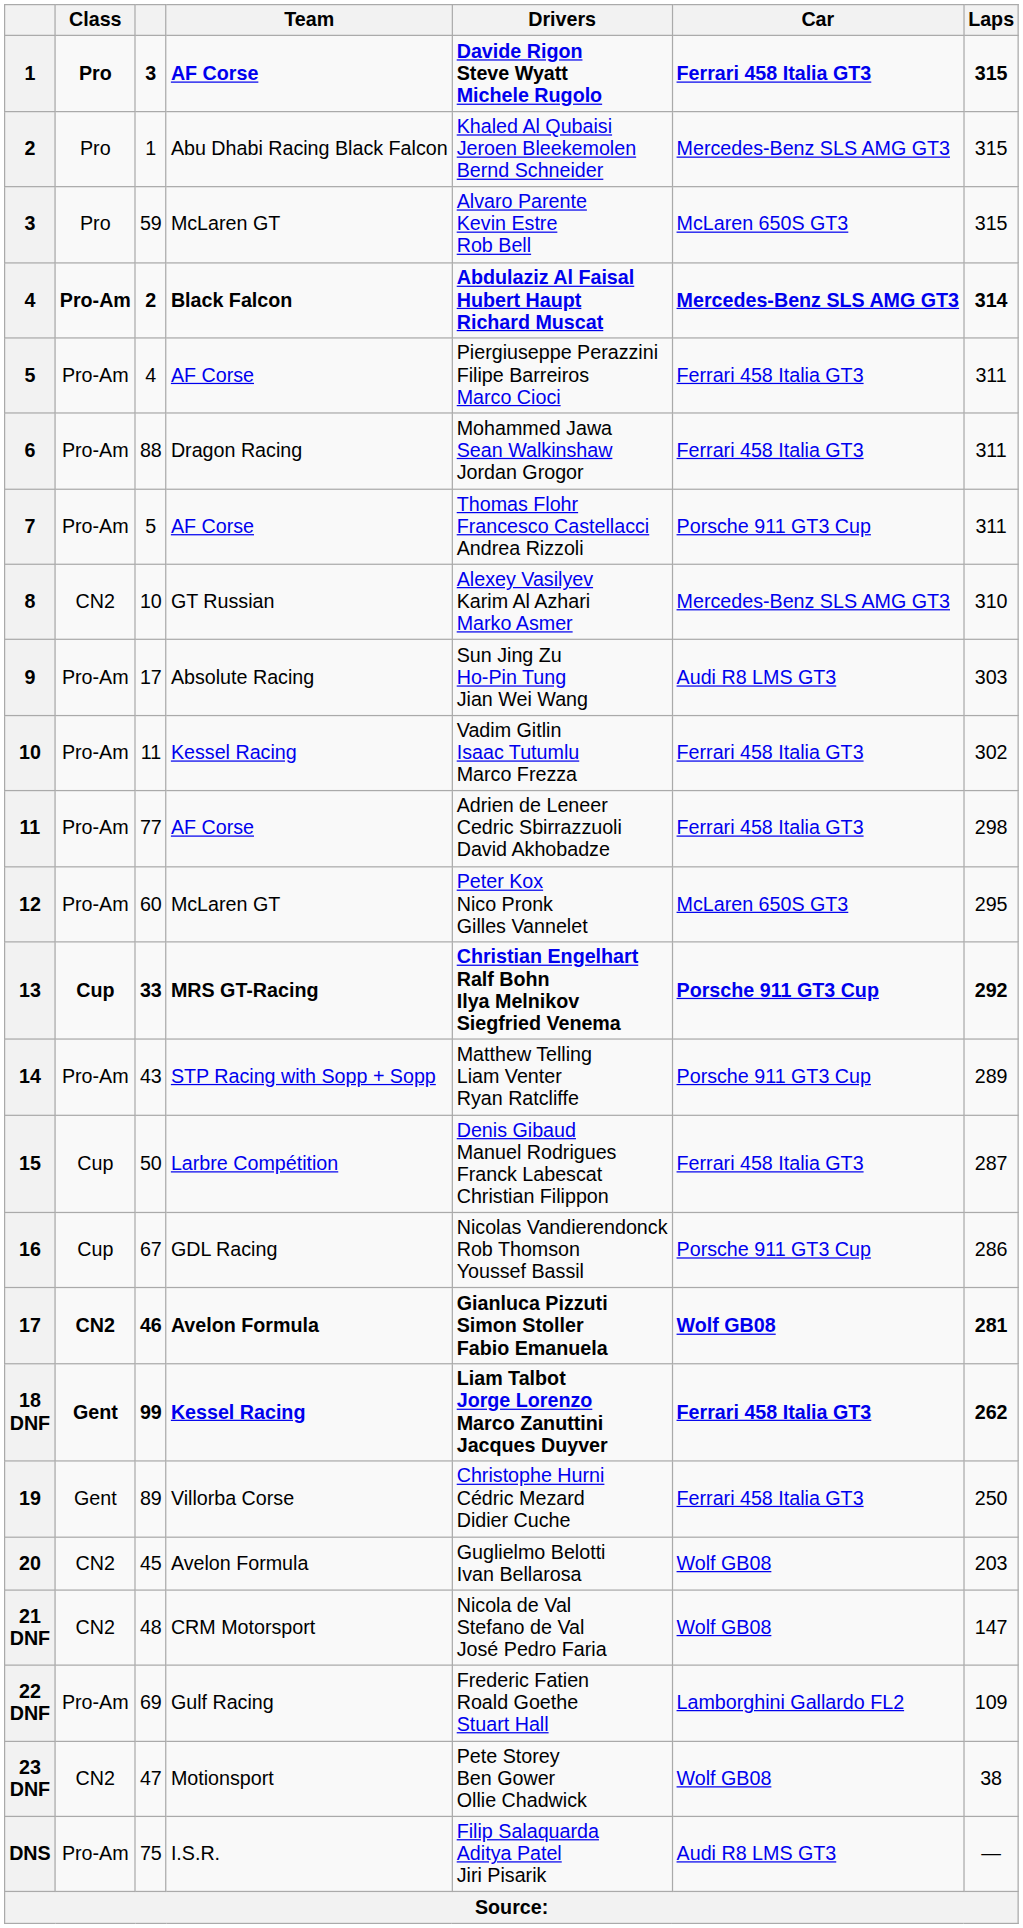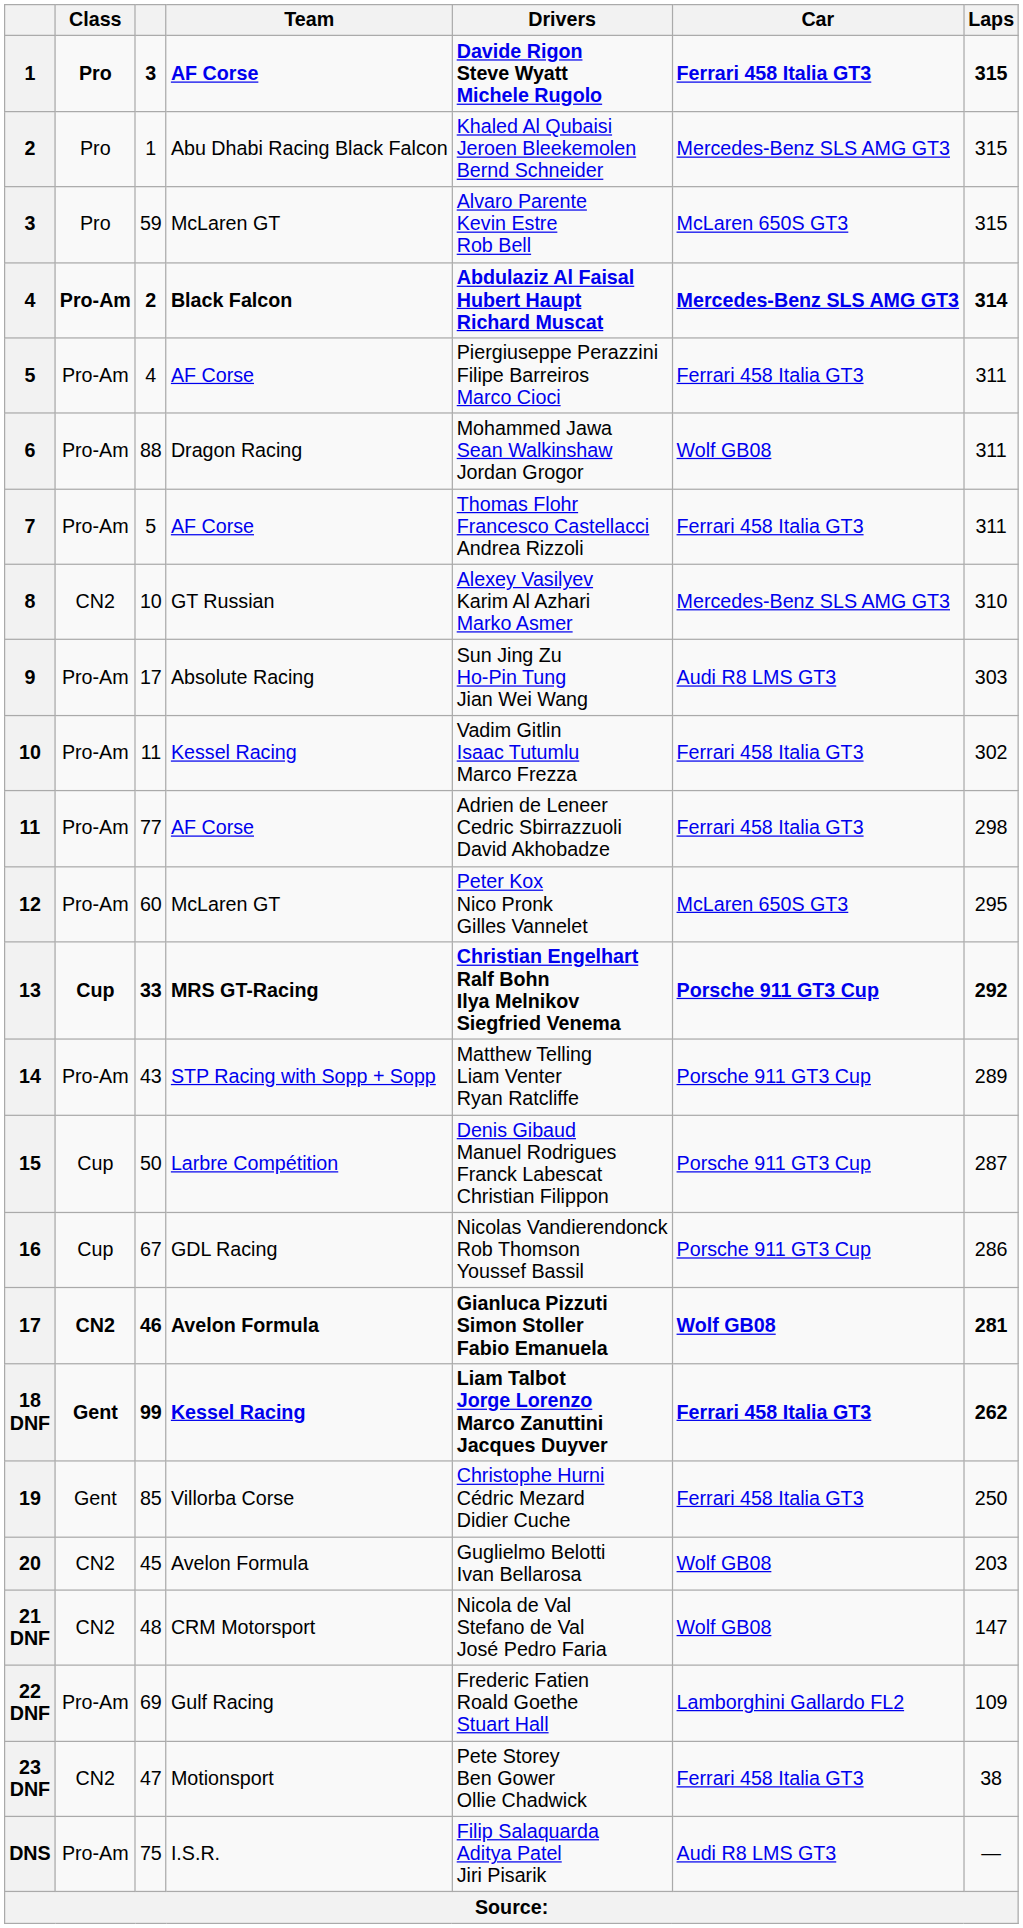(770, 450) Ferrari 458 Italia GT3 -> (724, 450) Wolf GB08
(774, 526) Porsche 911 GT3 Cup -> (770, 526) Ferrari 458 Italia GT3
(770, 1163) Ferrari 458 Italia GT3 -> (774, 1163) Porsche 911 GT3 Cup
(151, 1498) 89 -> (151, 1498) 85
(724, 1778) Wolf GB08 -> (770, 1778) Ferrari 458 Italia GT3
